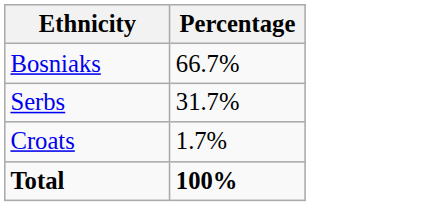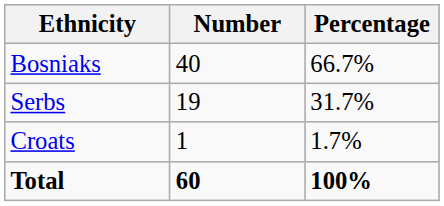+ column: (237, 24)
